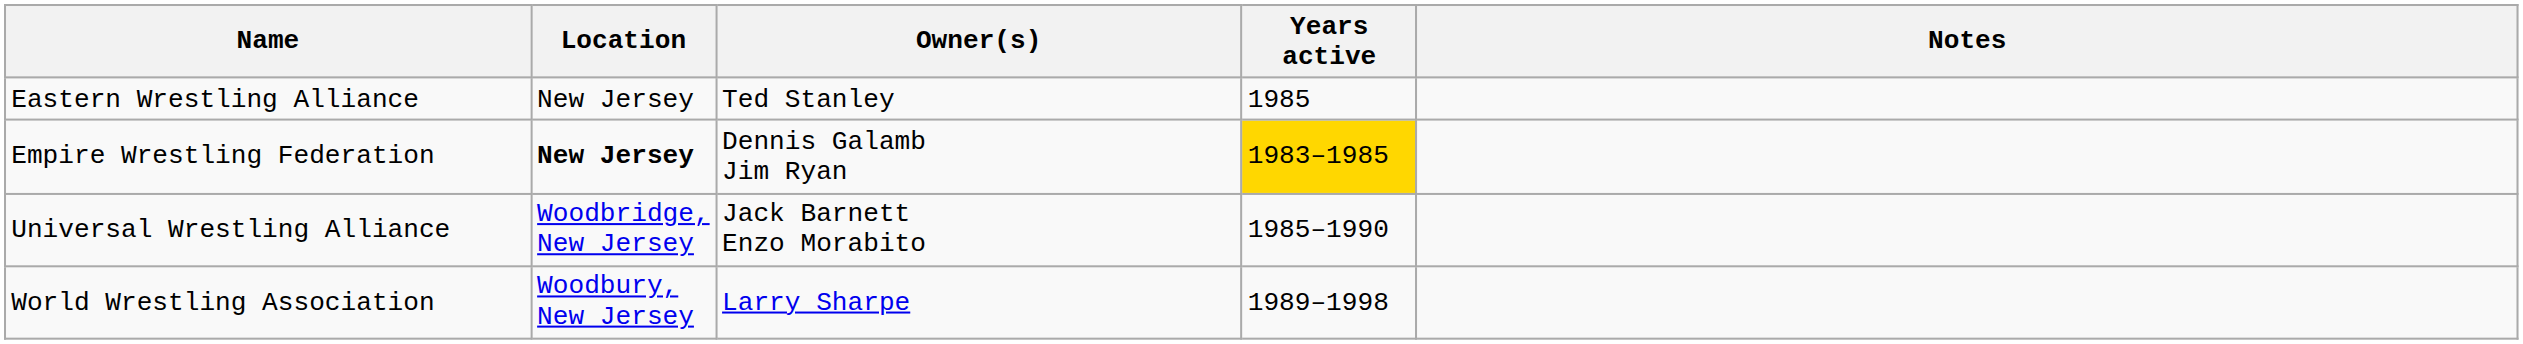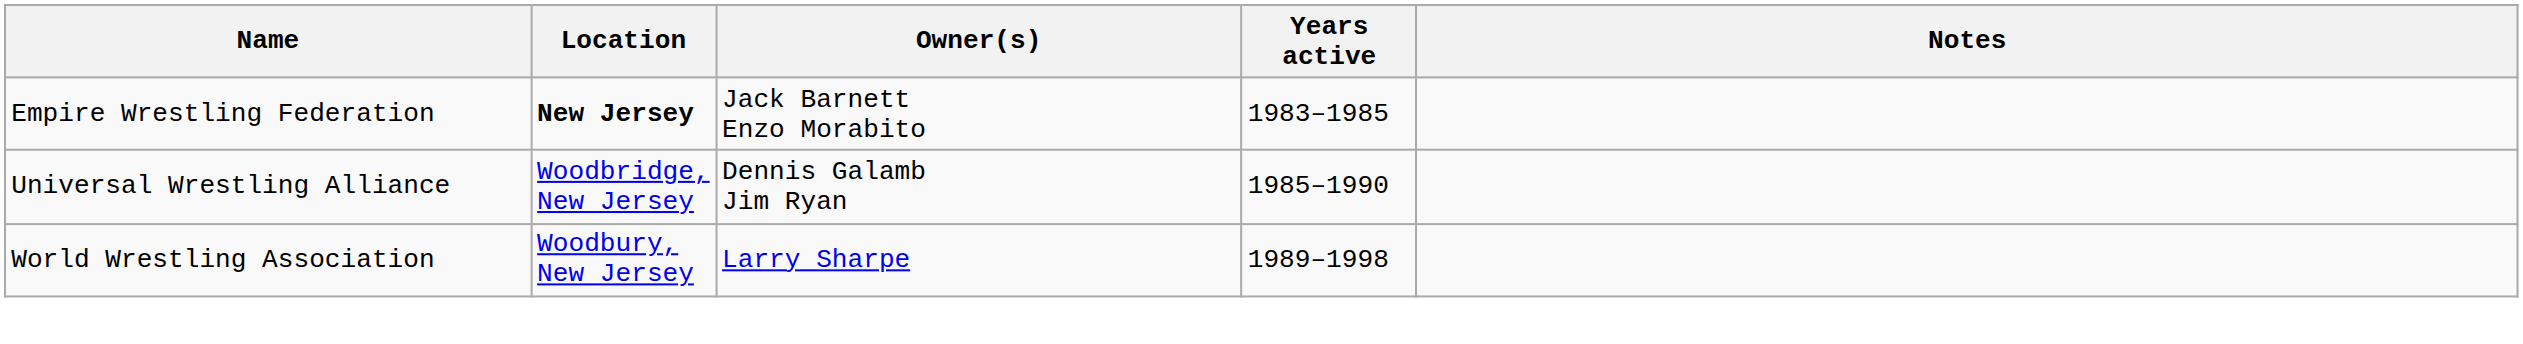- row: (215, 99)
(824, 157) Dennis Galamb Jim Ryan -> (824, 114) Jack Barnett Enzo Morabito
(1318, 157) gold background -> (1318, 114) no background
(824, 229) Jack Barnett Enzo Morabito -> (824, 187) Dennis Galamb Jim Ryan
